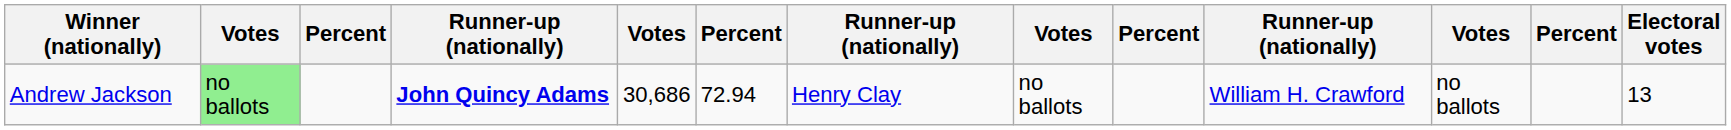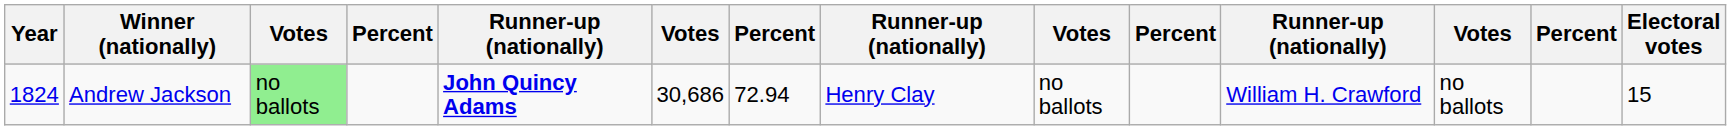+ column: (34, 34)
(1639, 94) 13 -> (1639, 94) 15
